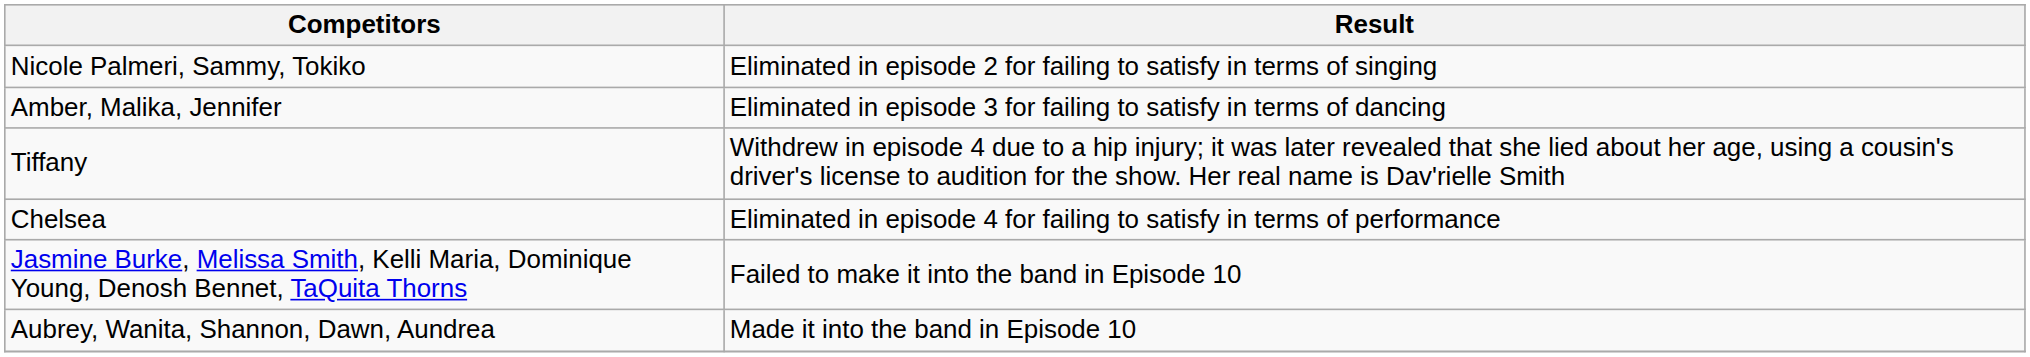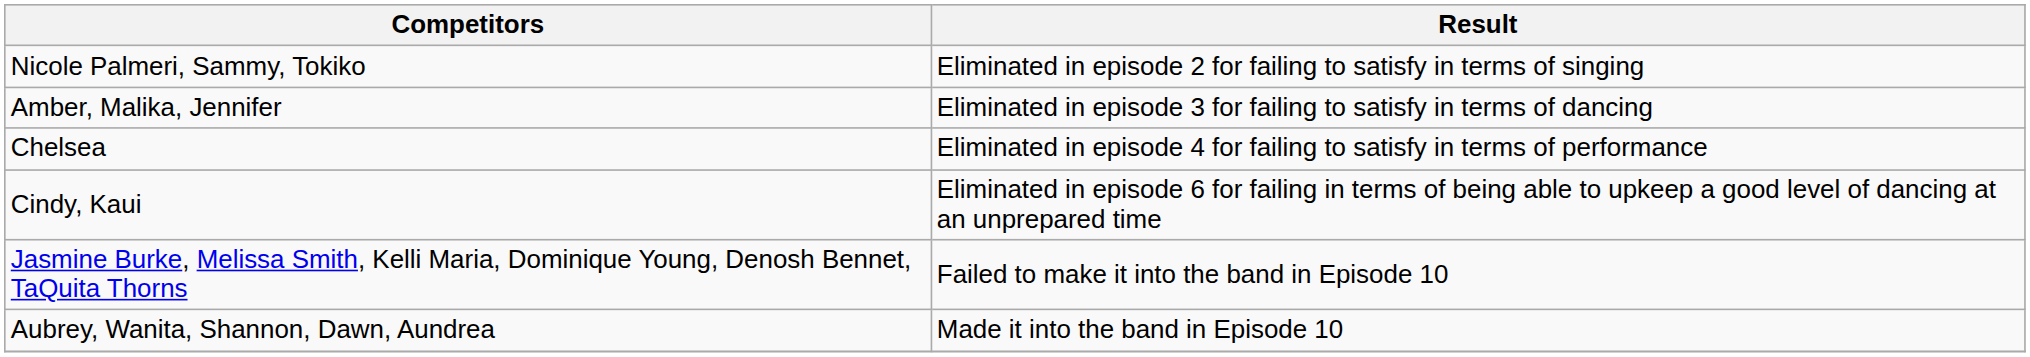- row: (49, 162)
+ row: (76, 204)
